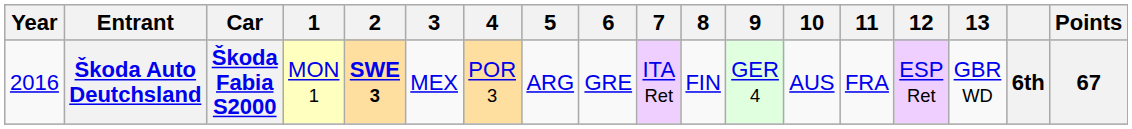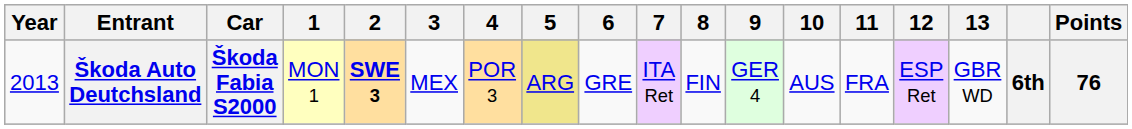(34, 82) 2016 -> (34, 82) 2013
(550, 82) no background -> (550, 82) khaki background
(1089, 82) 67 -> (1089, 82) 76
